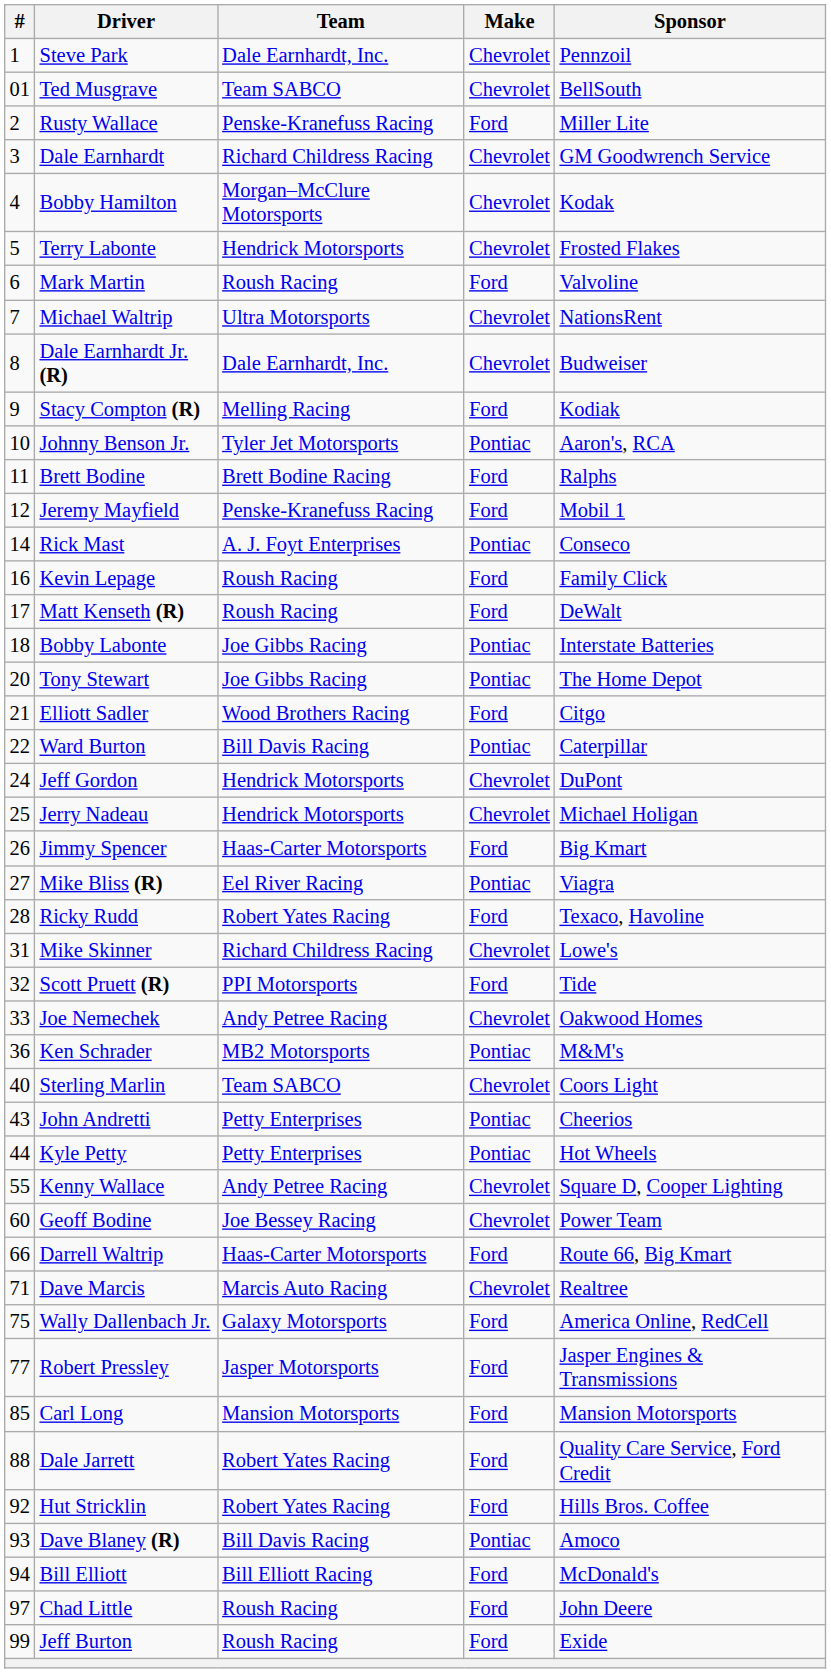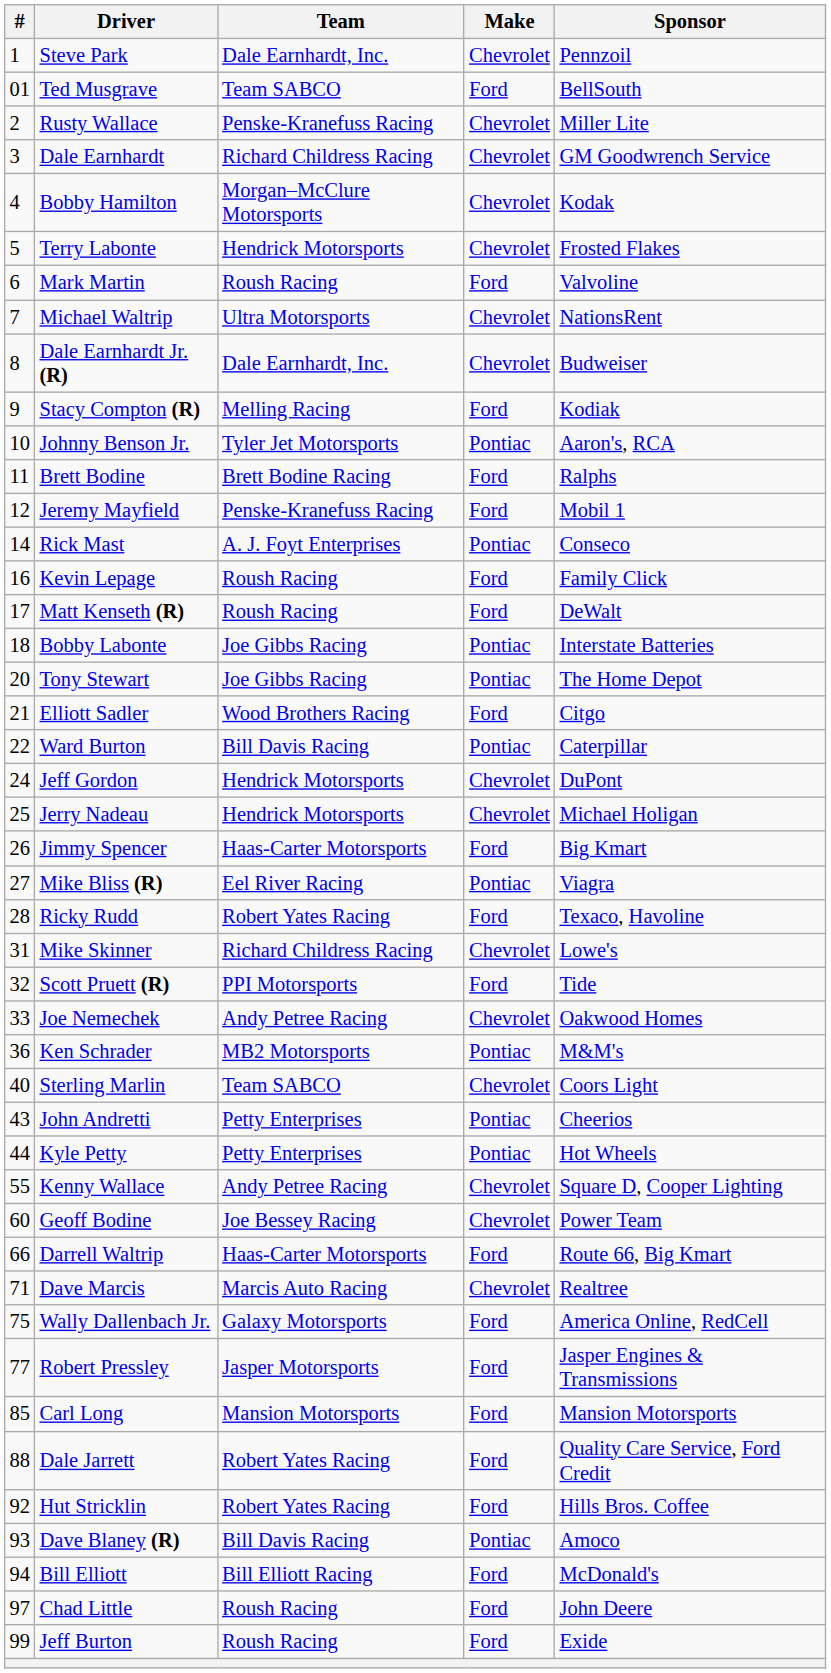(509, 89) Chevrolet -> (488, 89) Ford
(488, 123) Ford -> (509, 123) Chevrolet
